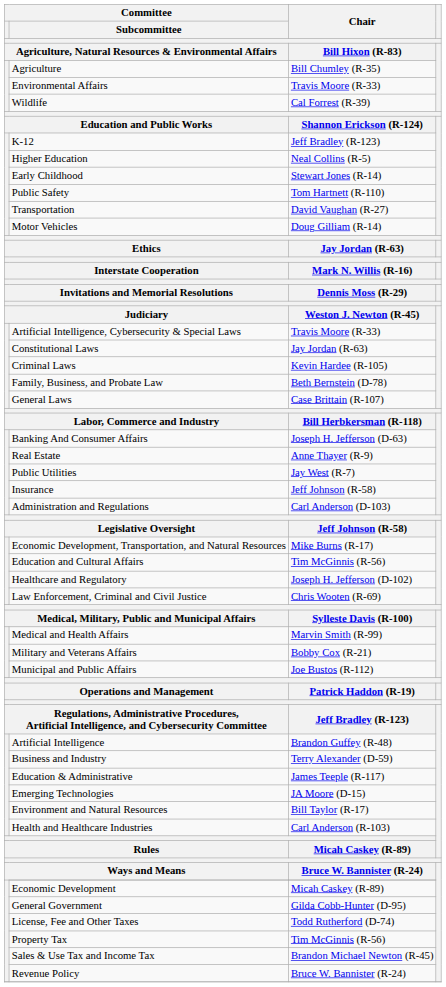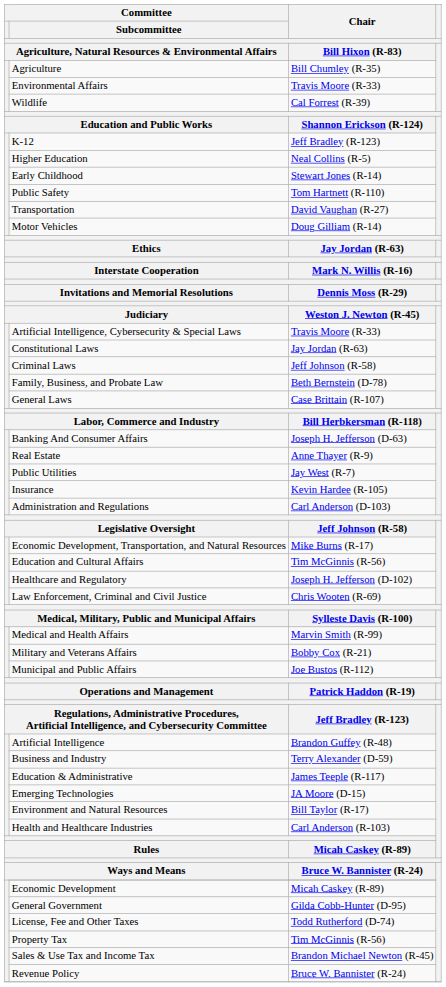(339, 365) Kevin Hardee (R-105) -> (333, 365) Jeff Johnson (R-58)
(333, 489) Jeff Johnson (R-58) -> (339, 489) Kevin Hardee (R-105)
